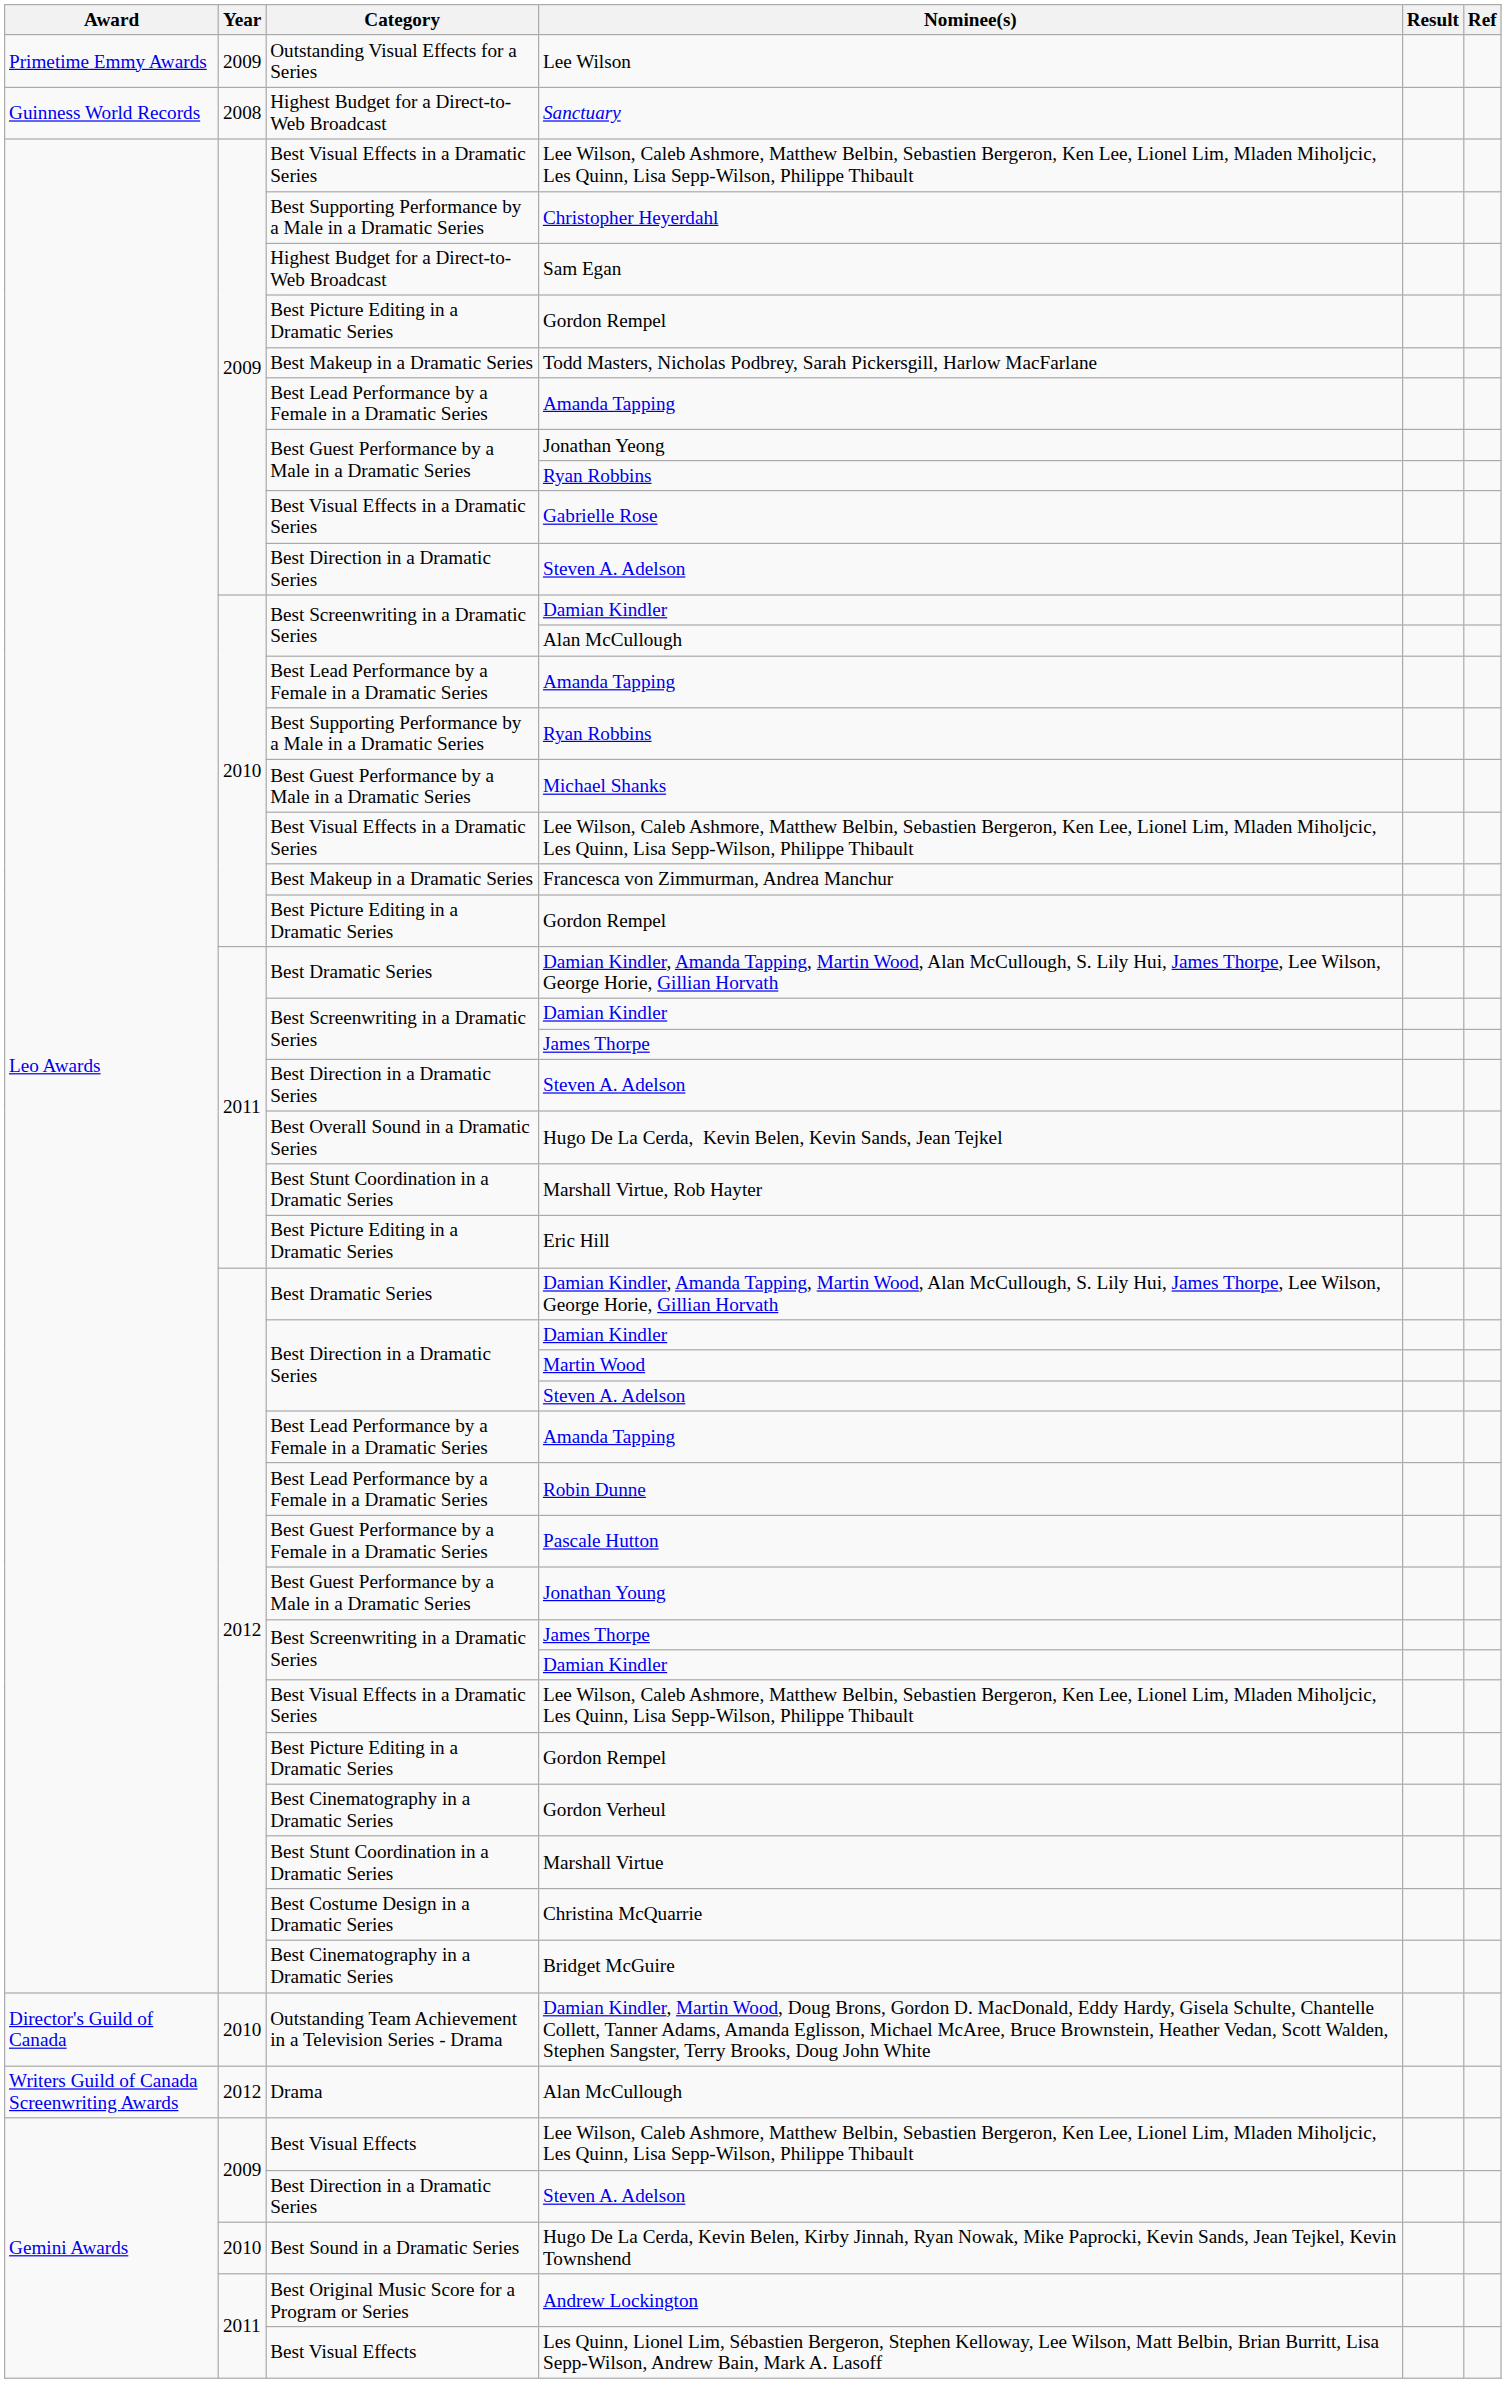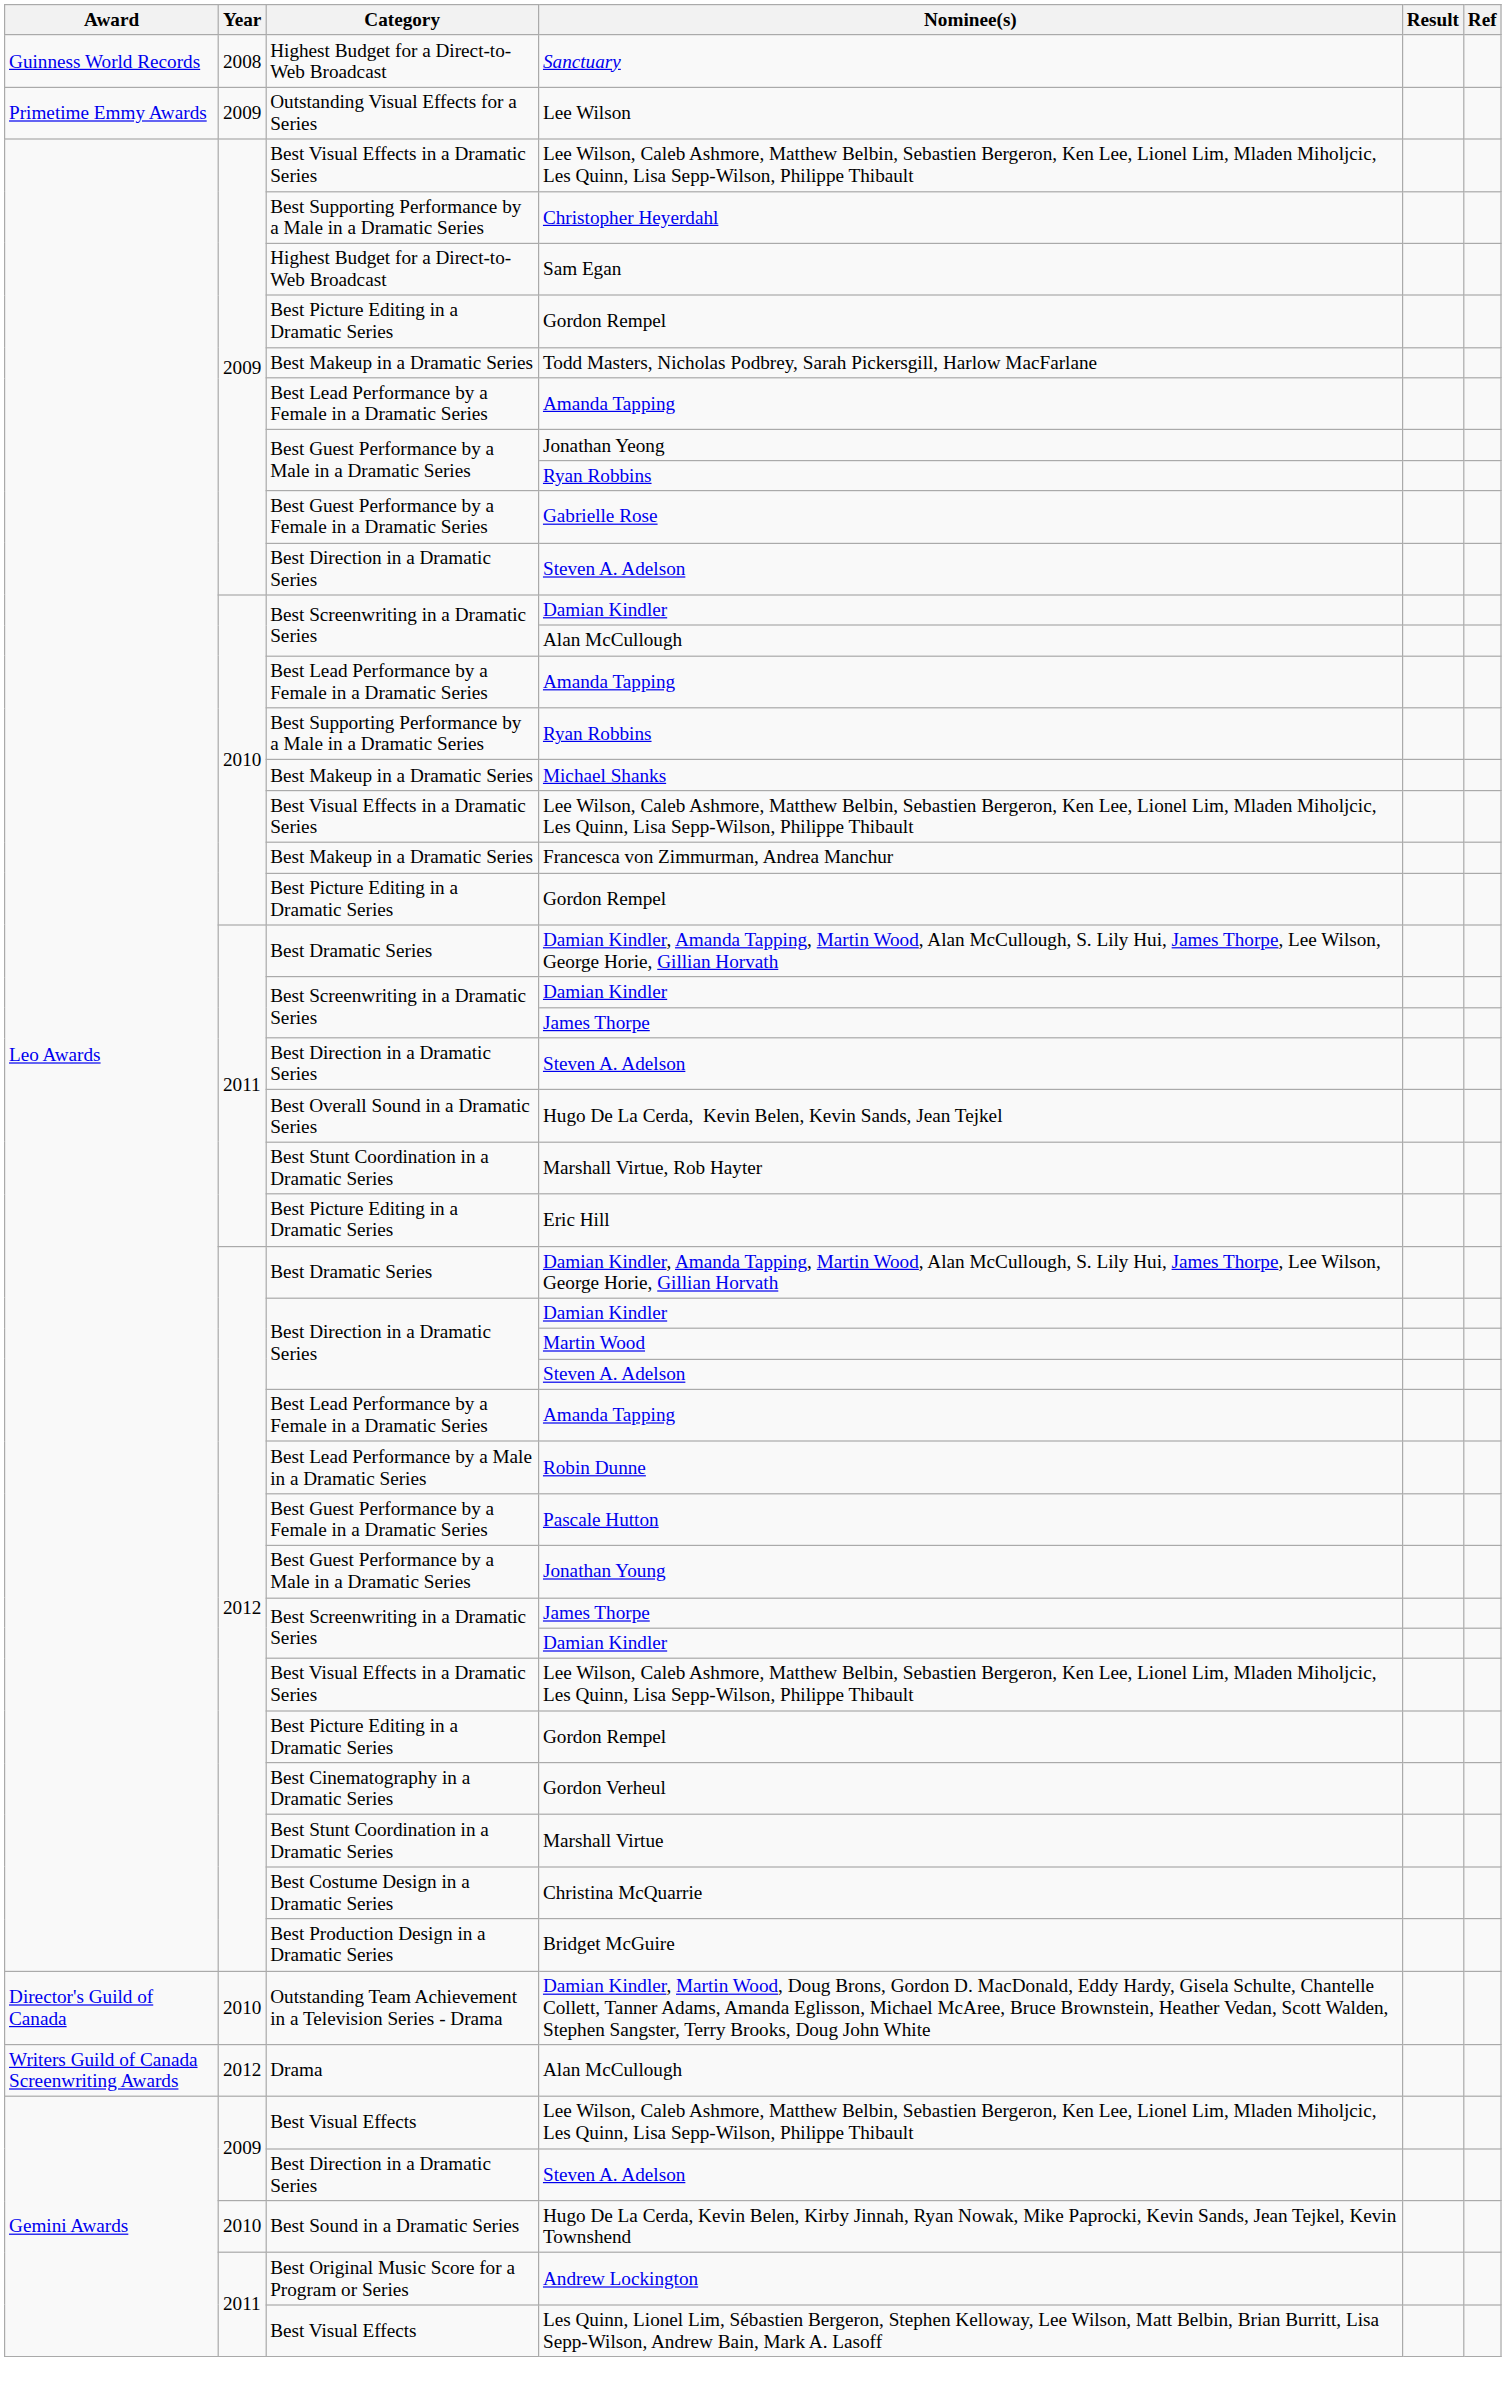rows swapped: (242, 60) <-> (242, 113)
(398, 516) Best Visual Effects in a Dramatic Series -> (382, 516) Best Guest Performance by a Female in a Dramatic Series
(382, 785) Best Guest Performance by a Male in a Dramatic Series -> (402, 774) Best Makeup in a Dramatic Series
(379, 1488) Best Lead Performance by a Female in a Dramatic Series -> (401, 1467) Best Lead Performance by a Male in a Dramatic Series
(370, 1966) Best Cinematography in a Dramatic Series -> (378, 1944) Best Production Design in a Dramatic Series
